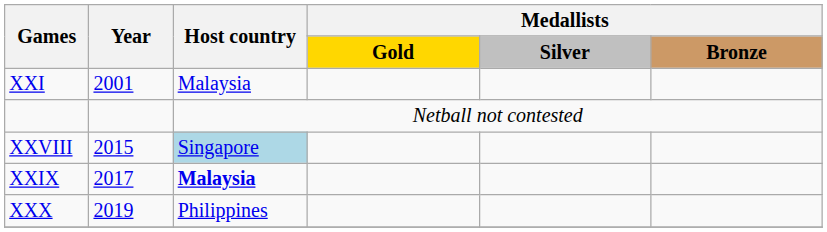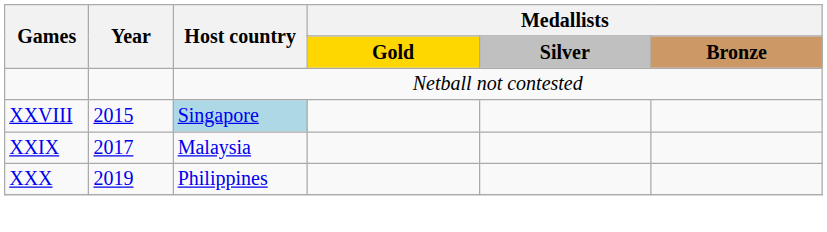- row: (27, 83)
(217, 178) bold -> (214, 147) normal
